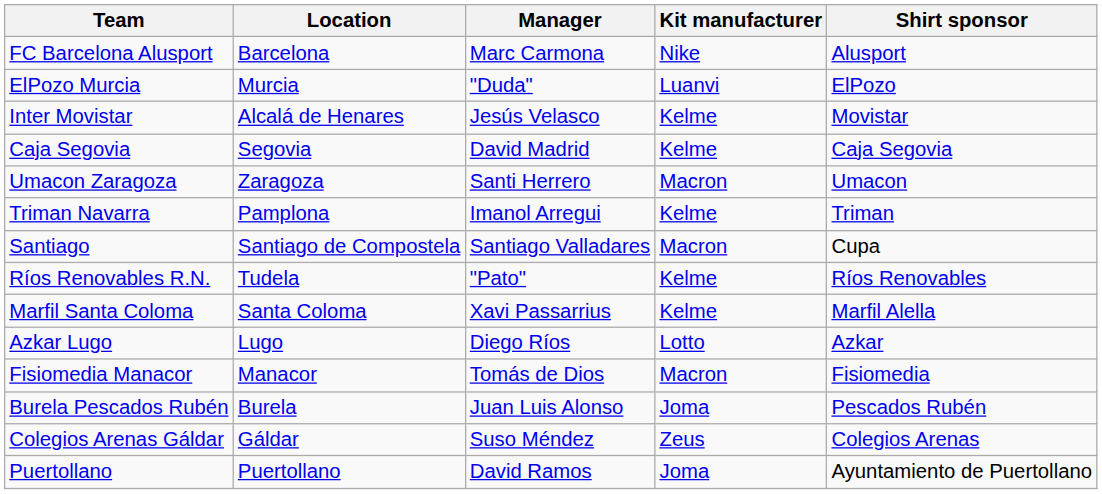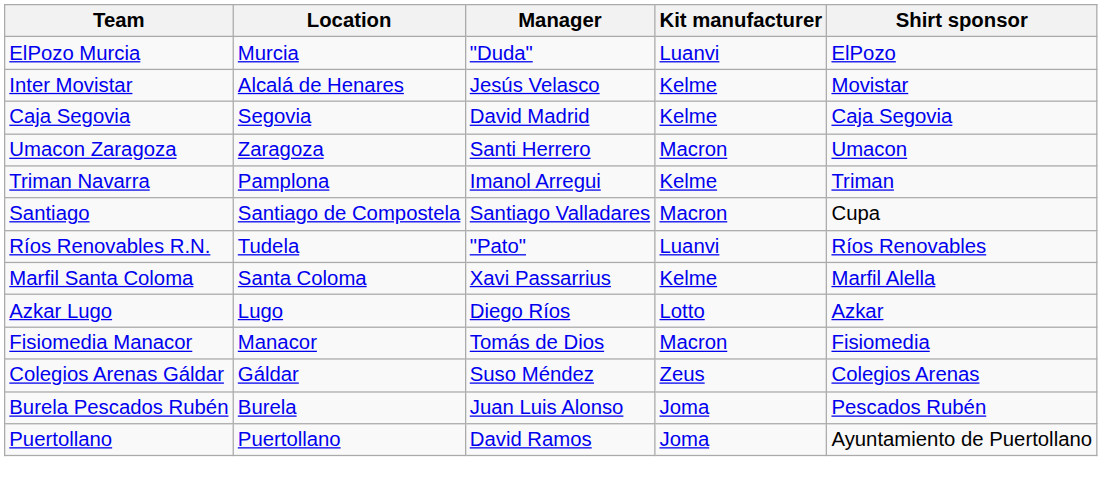- row: (111, 52)
(688, 278) Kelme -> (689, 246) Luanvi
rows swapped: (119, 407) <-> (117, 439)
